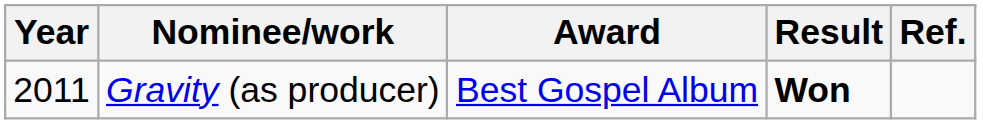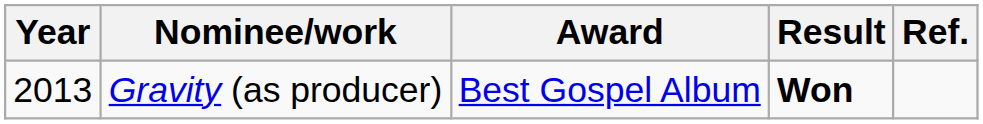(51, 88) 2011 -> (53, 88) 2013
